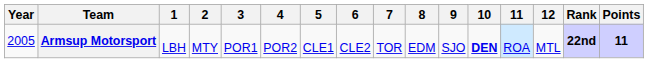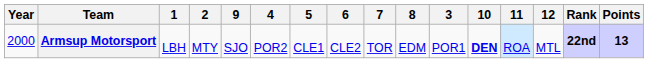columns swapped: (241, 15) <-> (453, 15)
(21, 41) 2005 -> (21, 41) 2000
(621, 41) 11 -> (621, 41) 13
